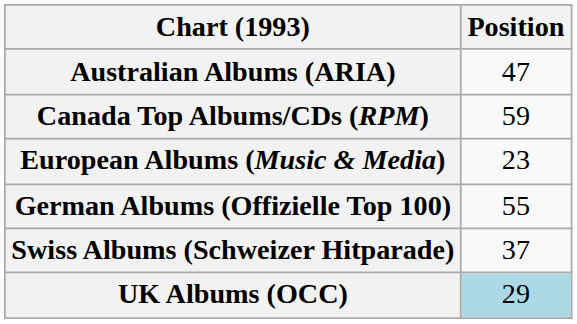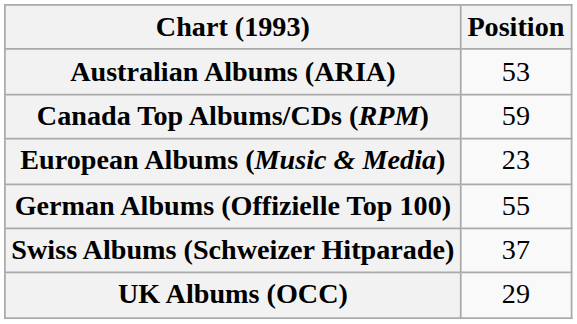(516, 71) 47 -> (516, 71) 53
(516, 294) lightblue background -> (516, 294) no background
